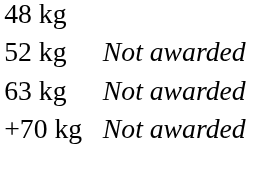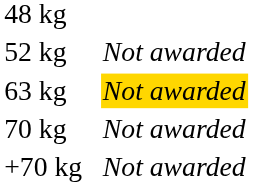(174, 90) no background -> (174, 90) gold background
+ row: (35, 128)
